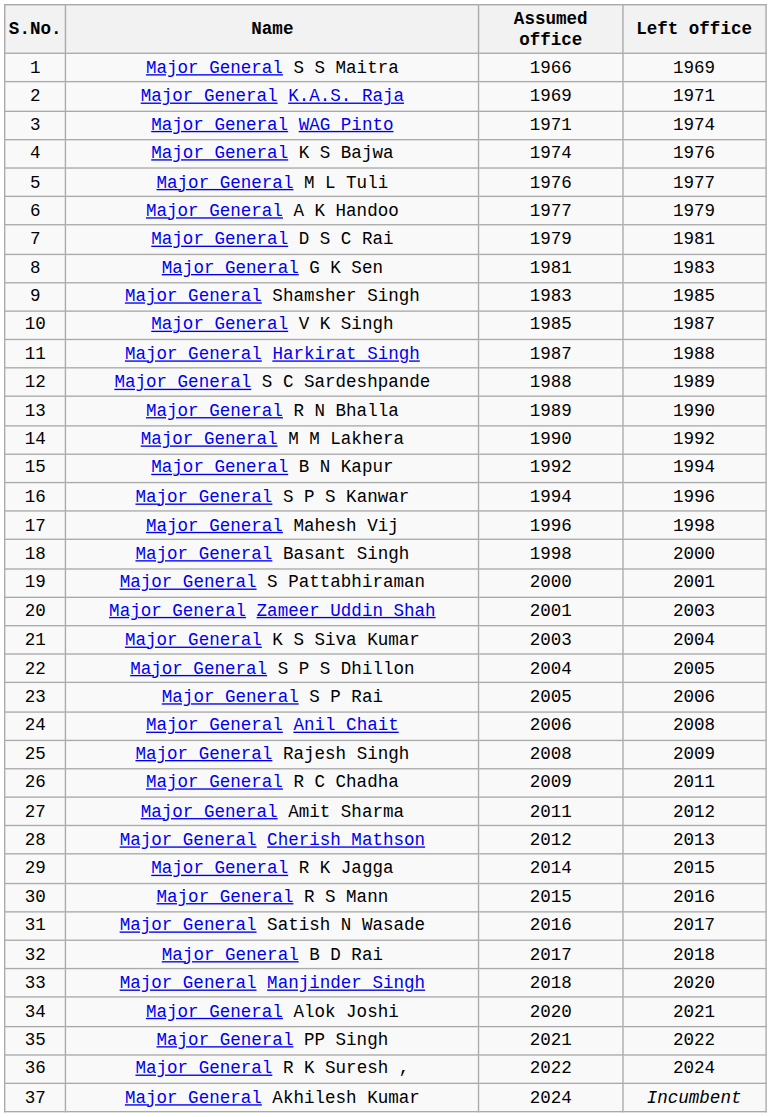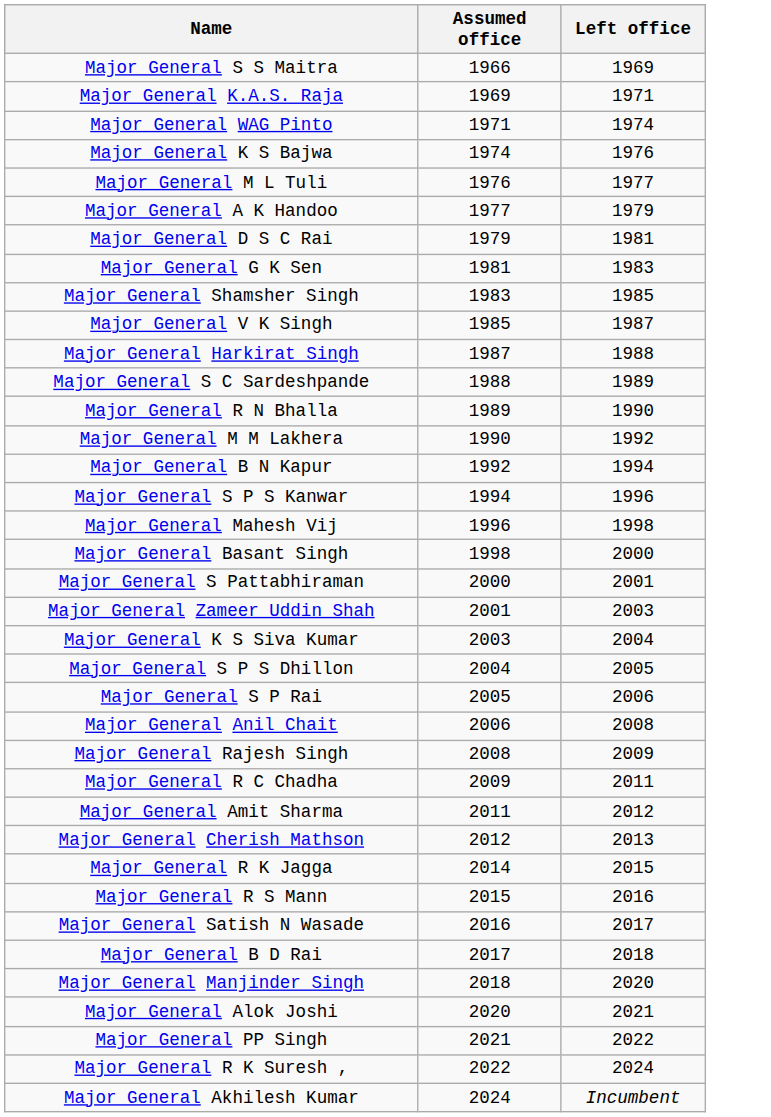- column: (35, 29)
